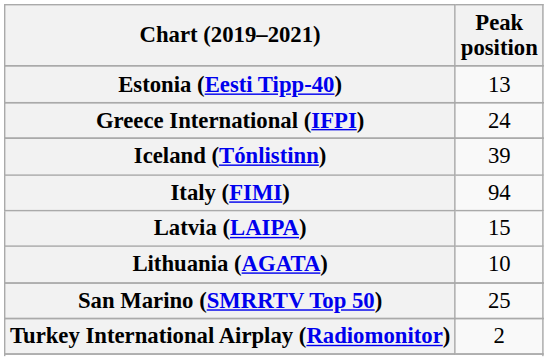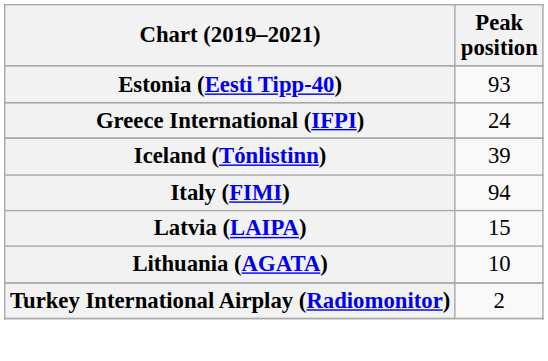(499, 84) 13 -> (499, 84) 93
- row: (230, 300)
